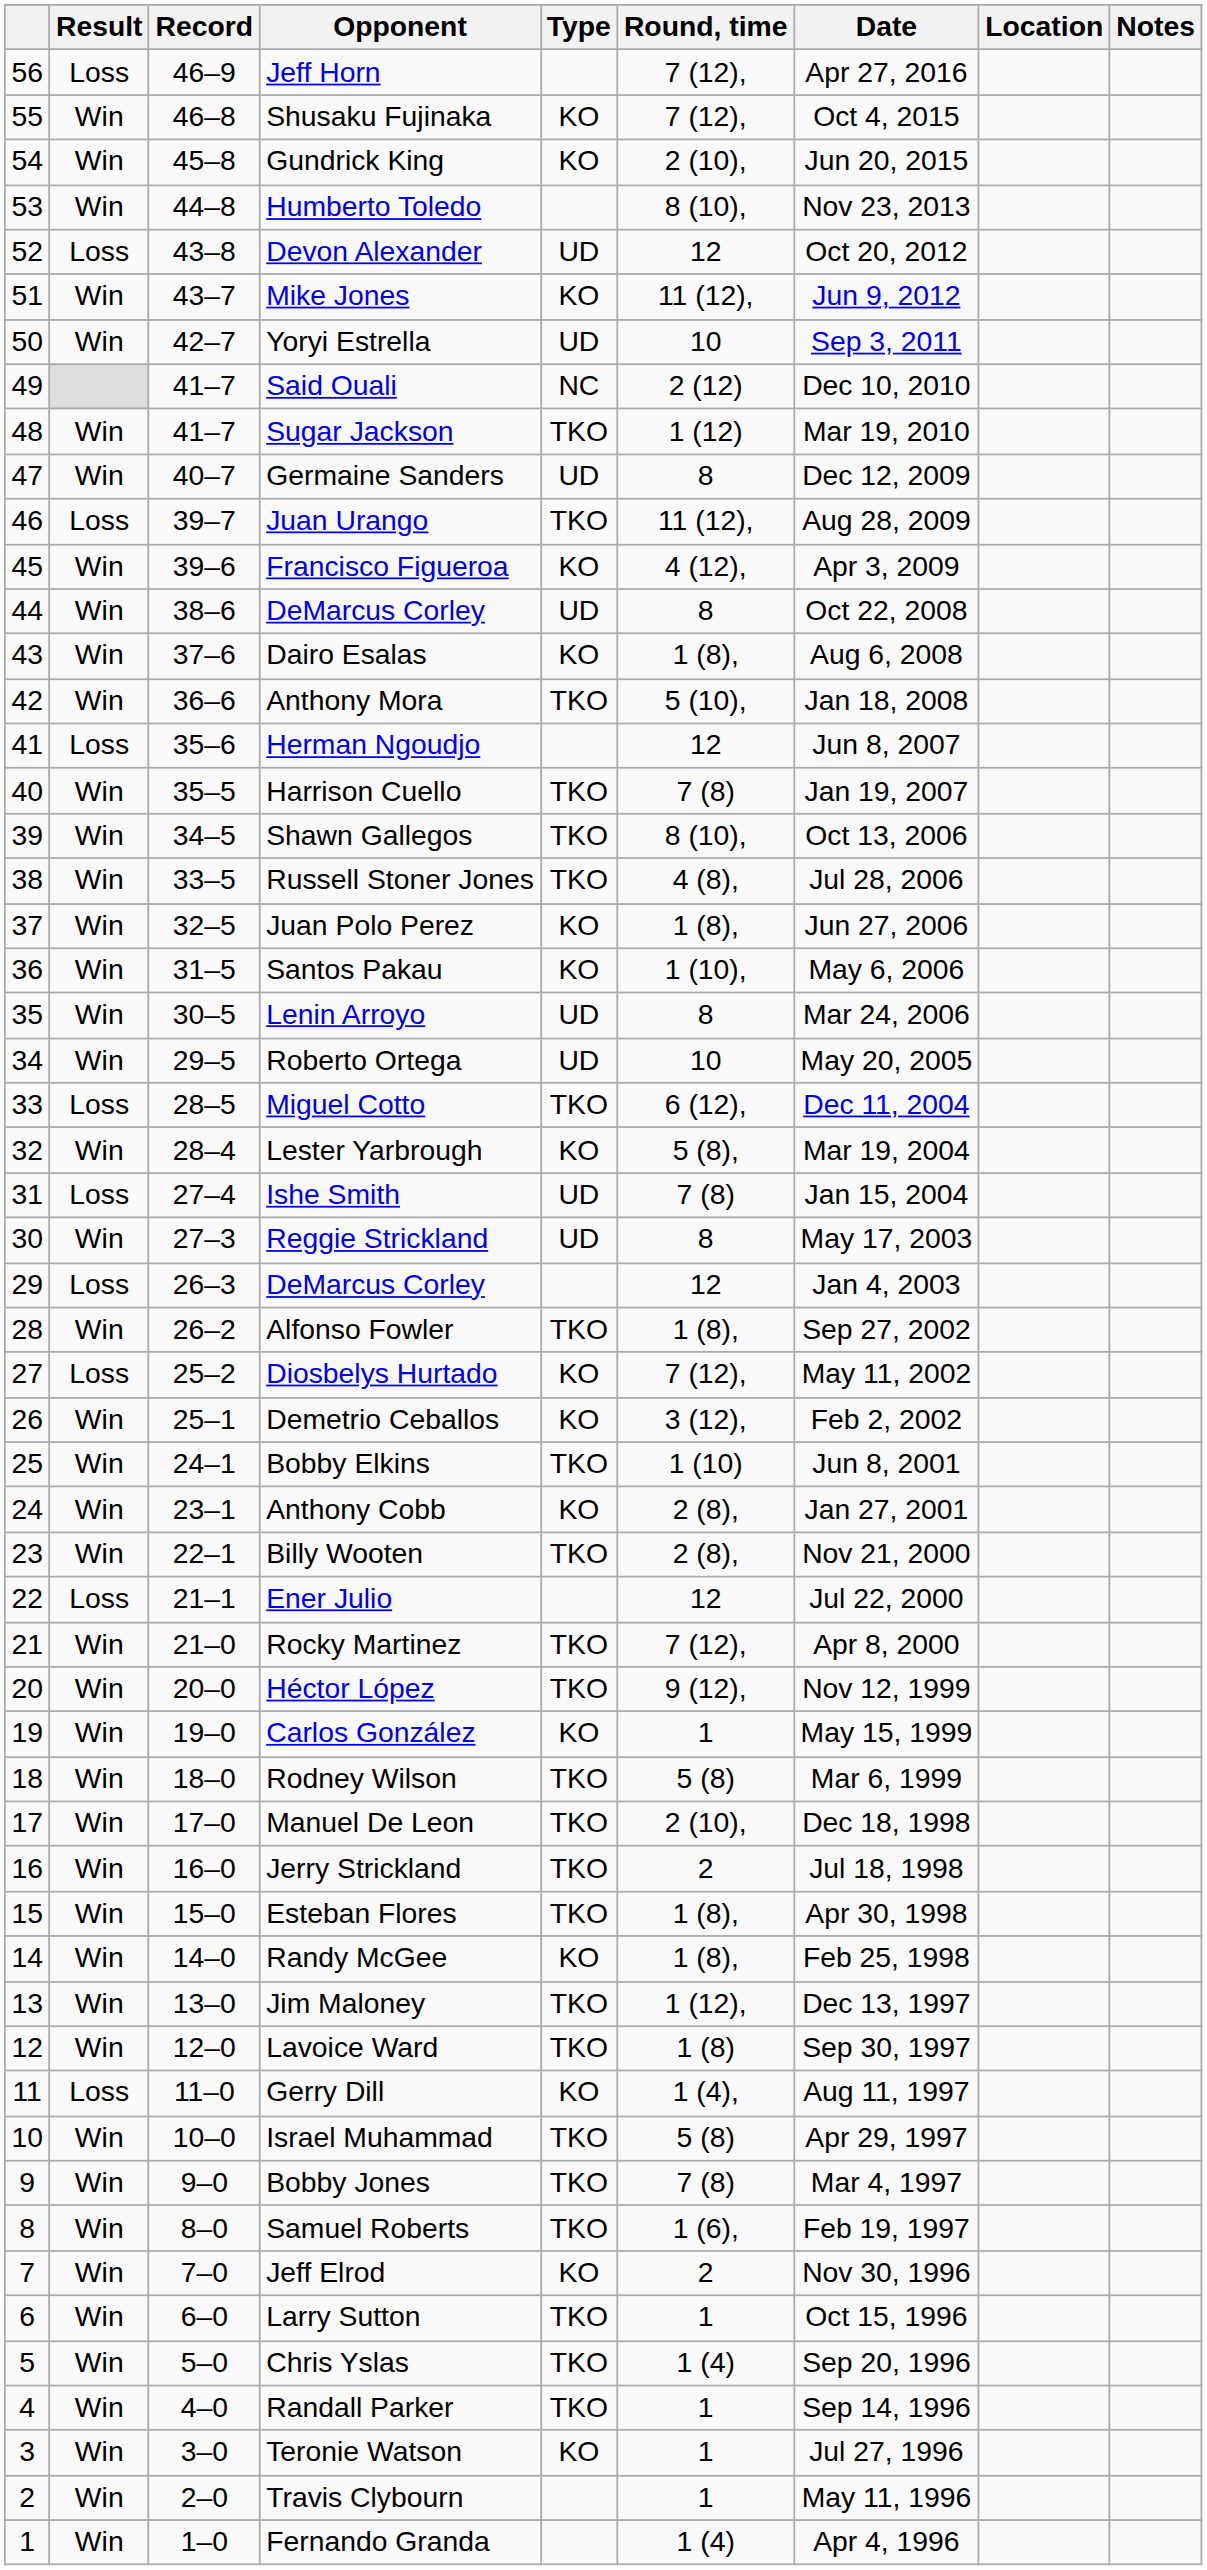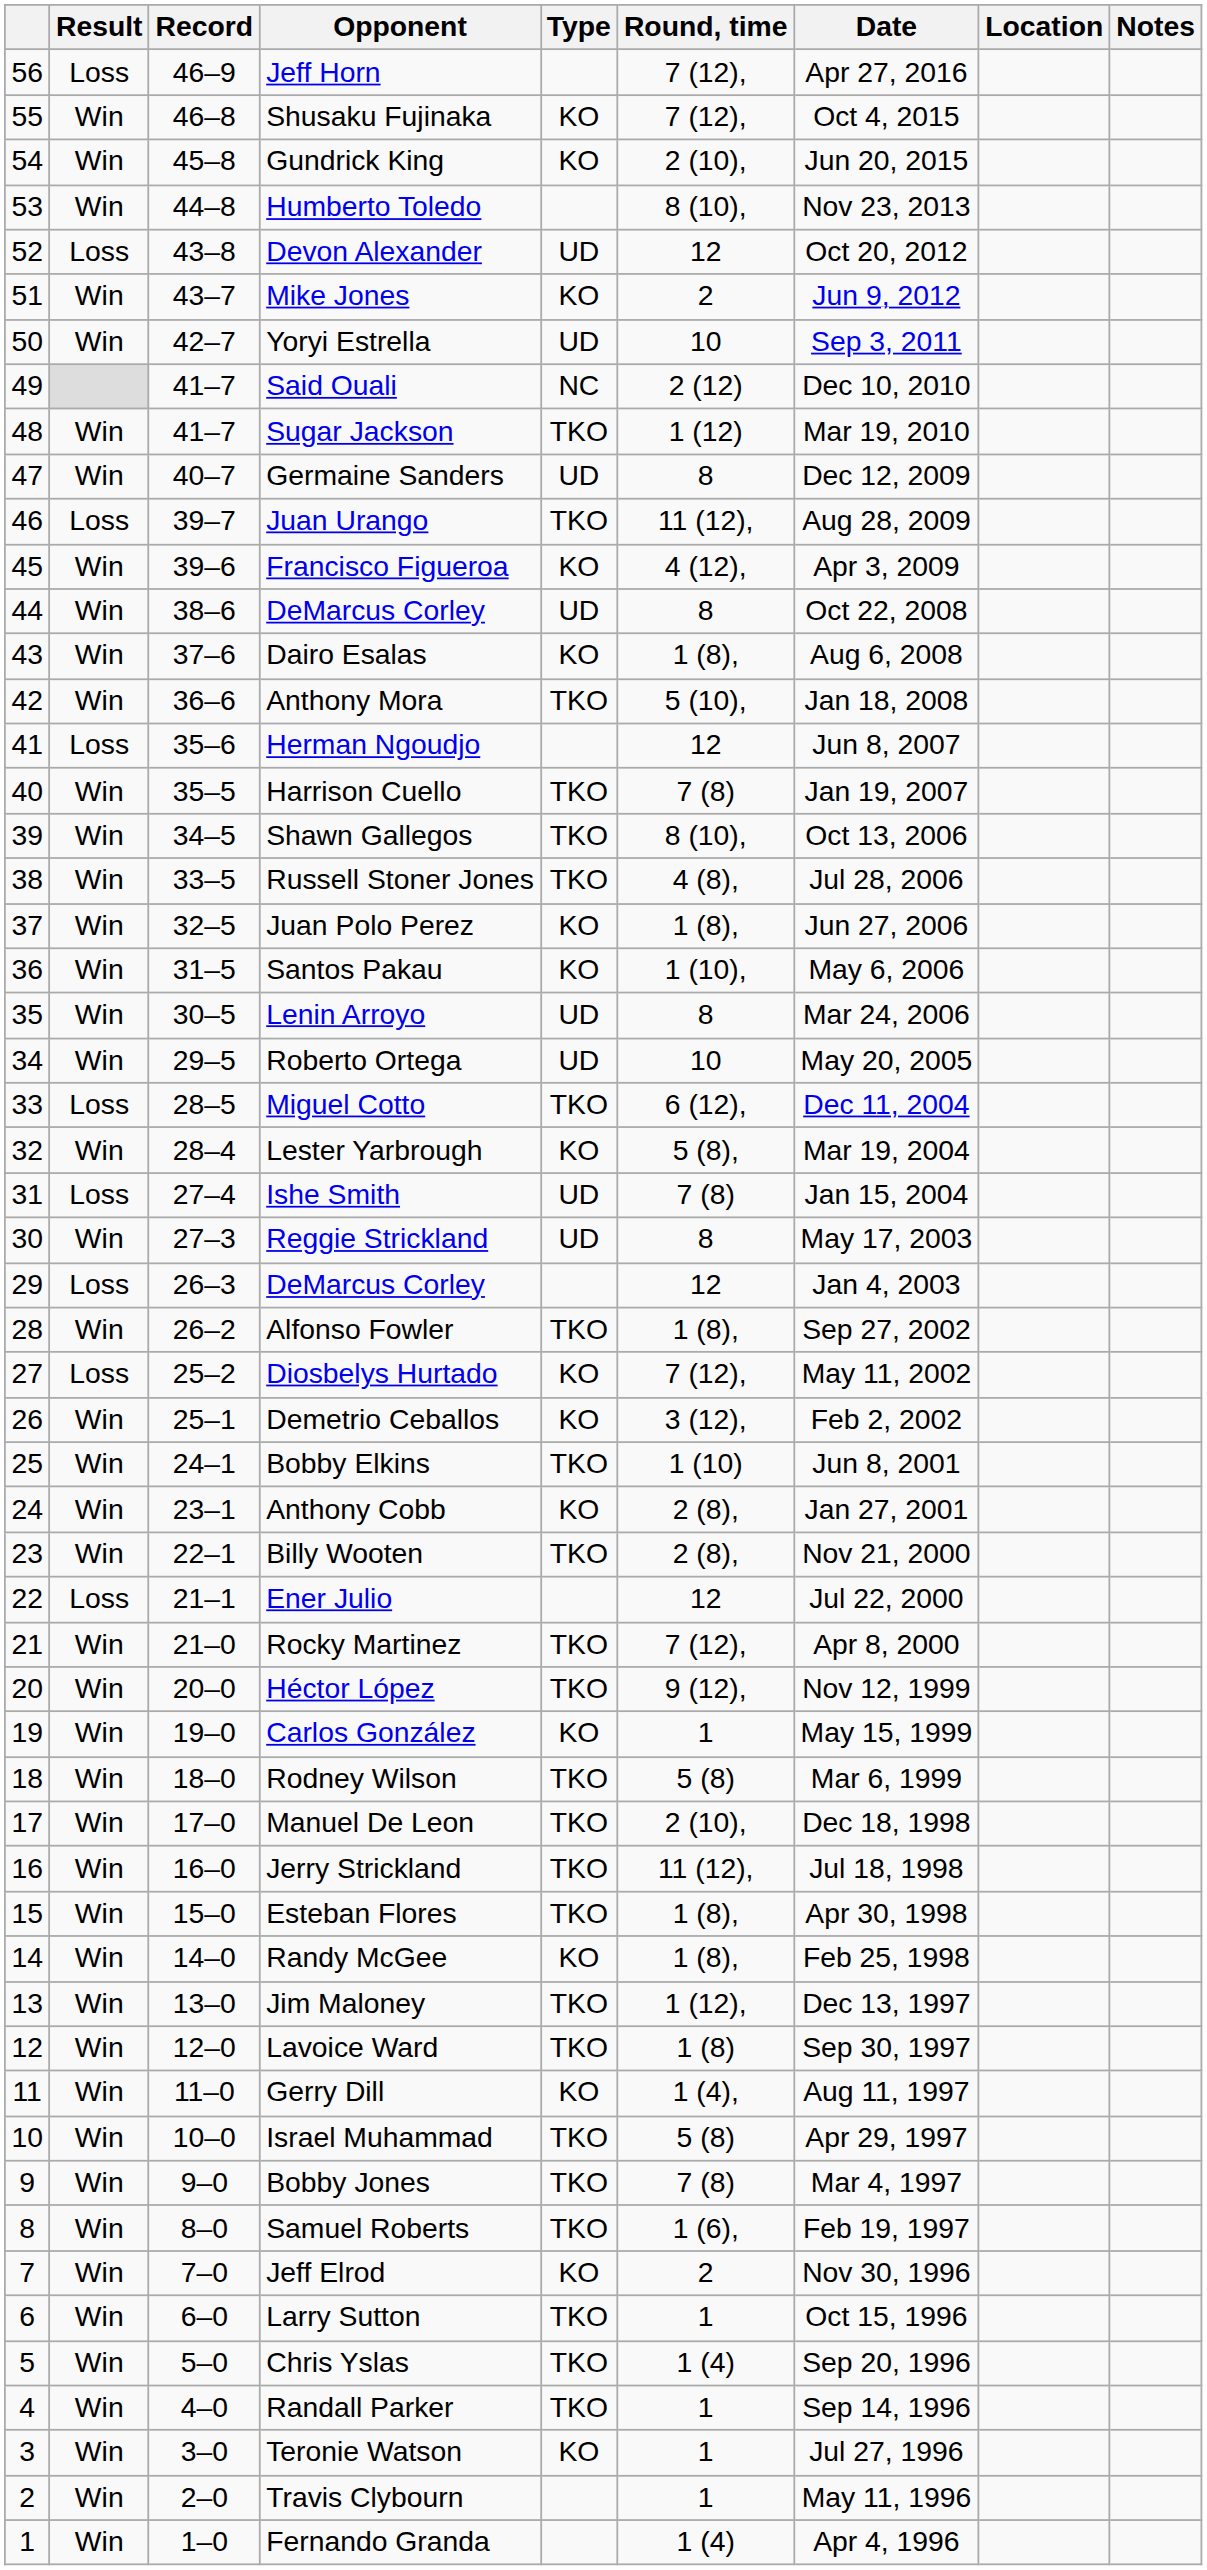(706, 296) 11 (12), -> (706, 296) 2
(706, 1868) 2 -> (706, 1868) 11 (12),
(99, 2092) Loss -> (99, 2092) Win
